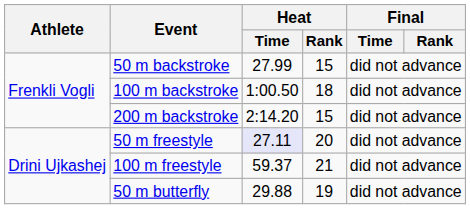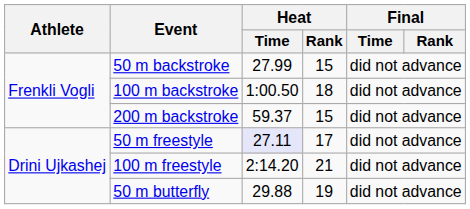(272, 116) 2:14.20 -> (272, 116) 59.37
(324, 141) 20 -> (324, 141) 17
(272, 166) 59.37 -> (272, 166) 2:14.20
